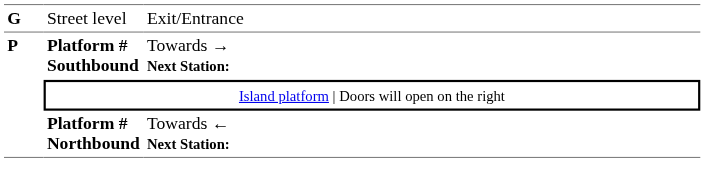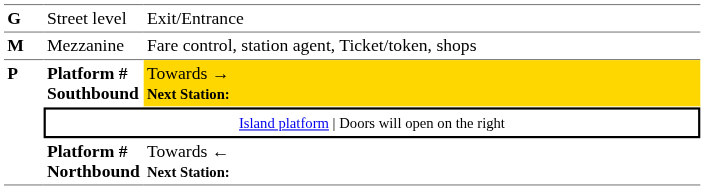+ row: (86, 45)
(188, 55) no background -> (188, 83) gold background
